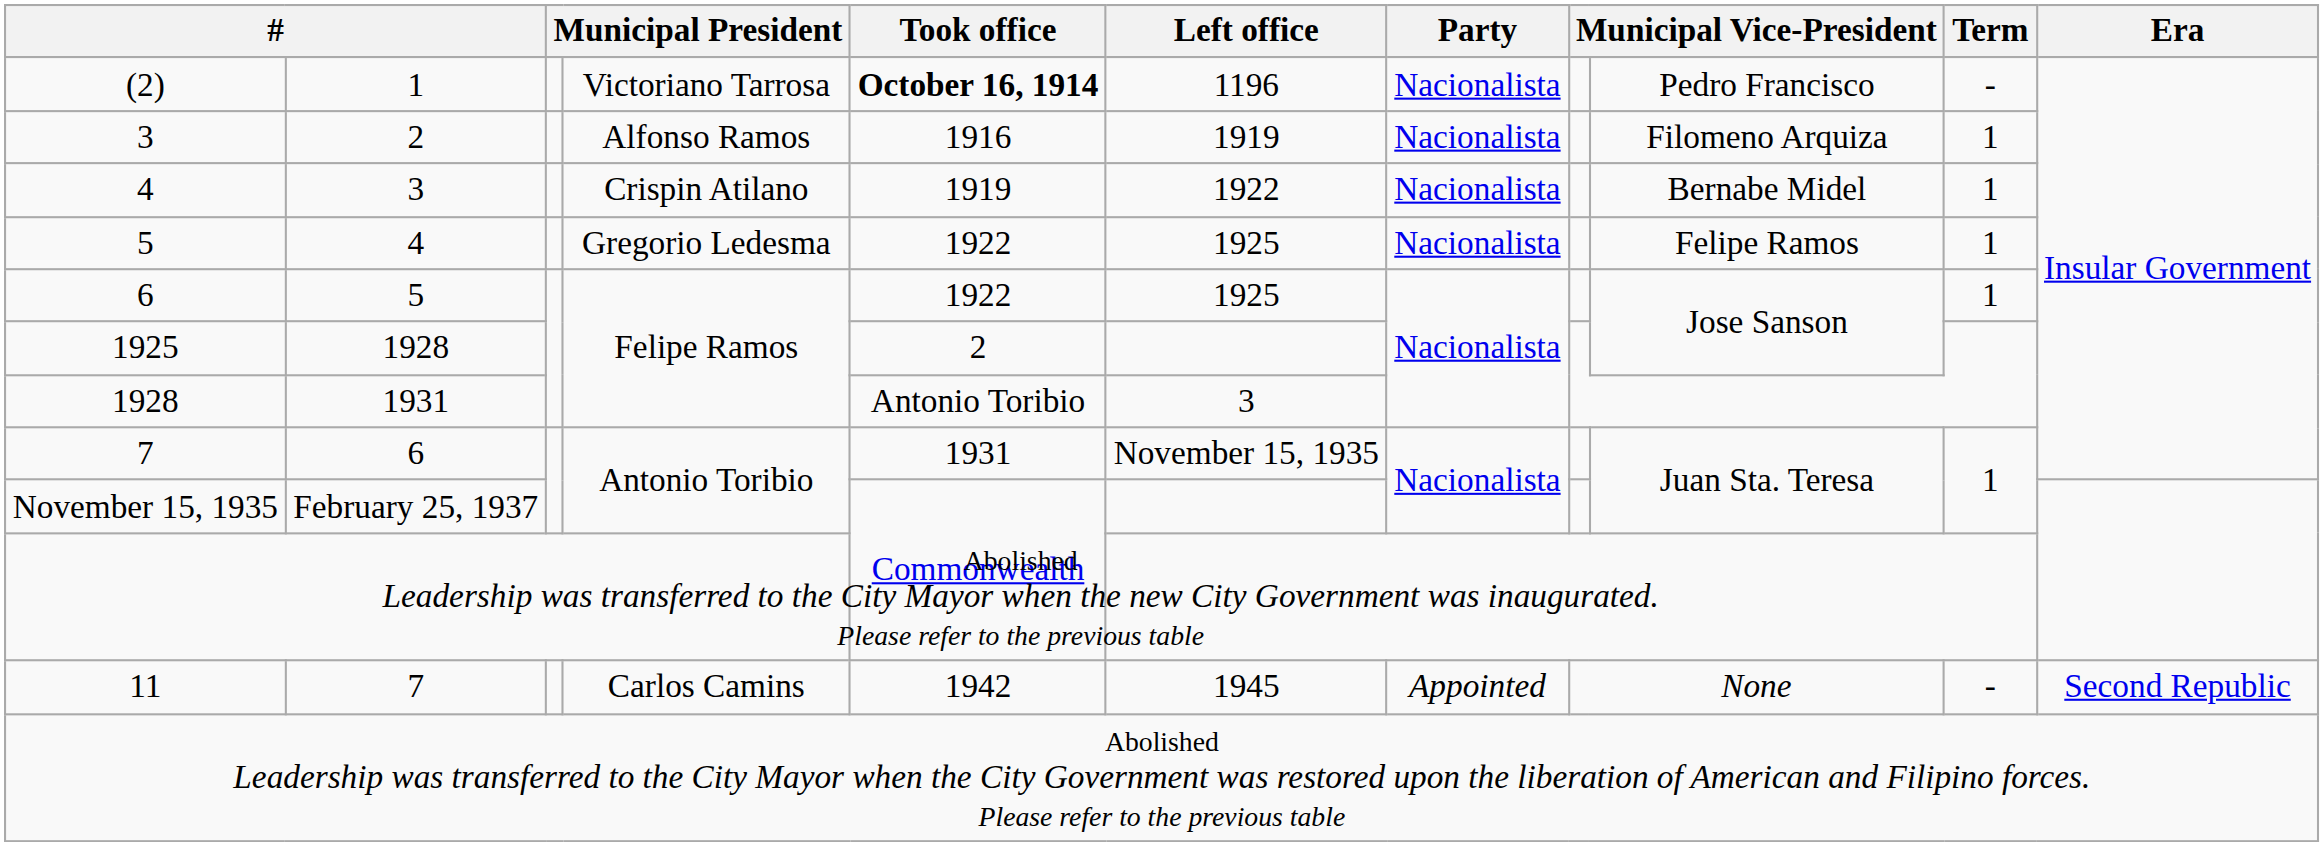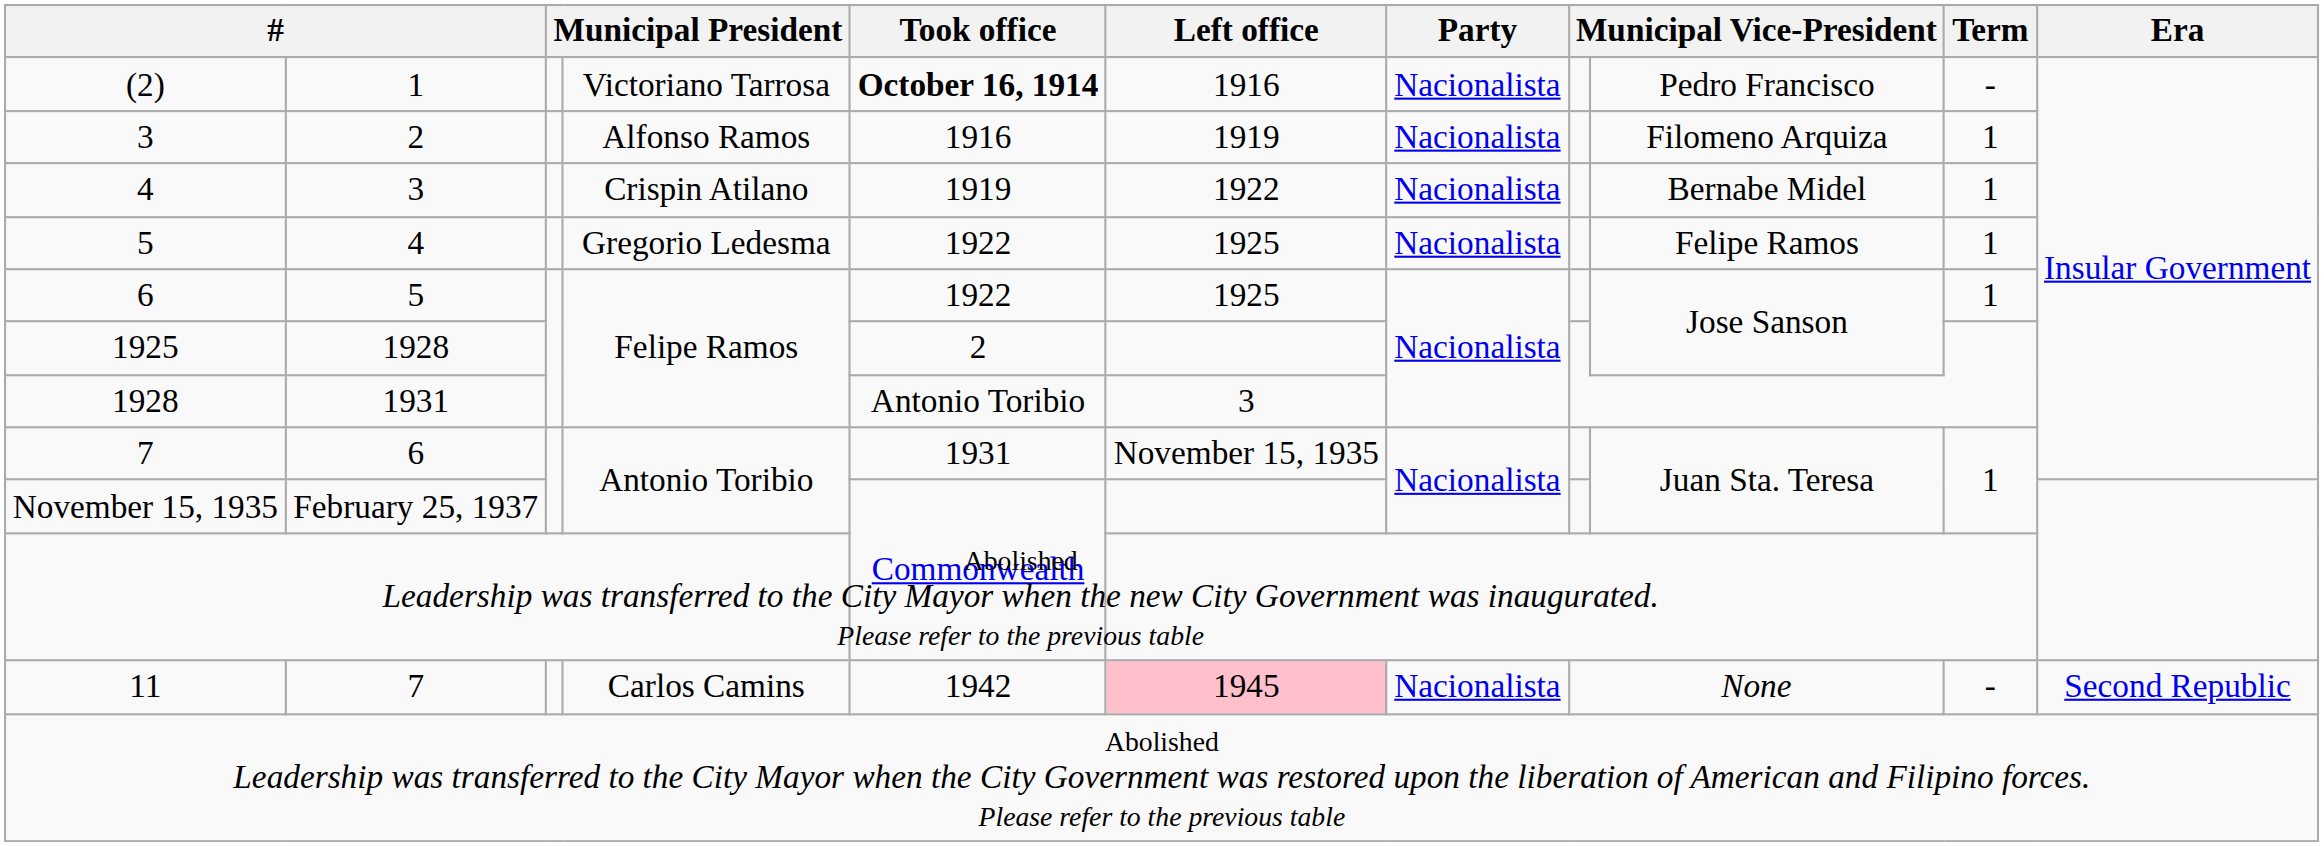(1246, 83) 1196 -> (1246, 83) 1916
(1246, 686) no background -> (1246, 686) pink background
(1477, 686) Appointed -> (1477, 686) Nacionalista
